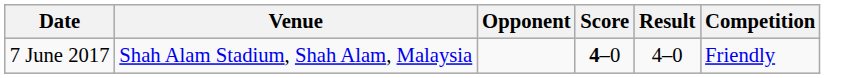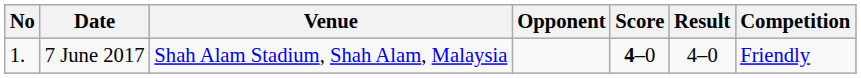+ column: (22, 21)
